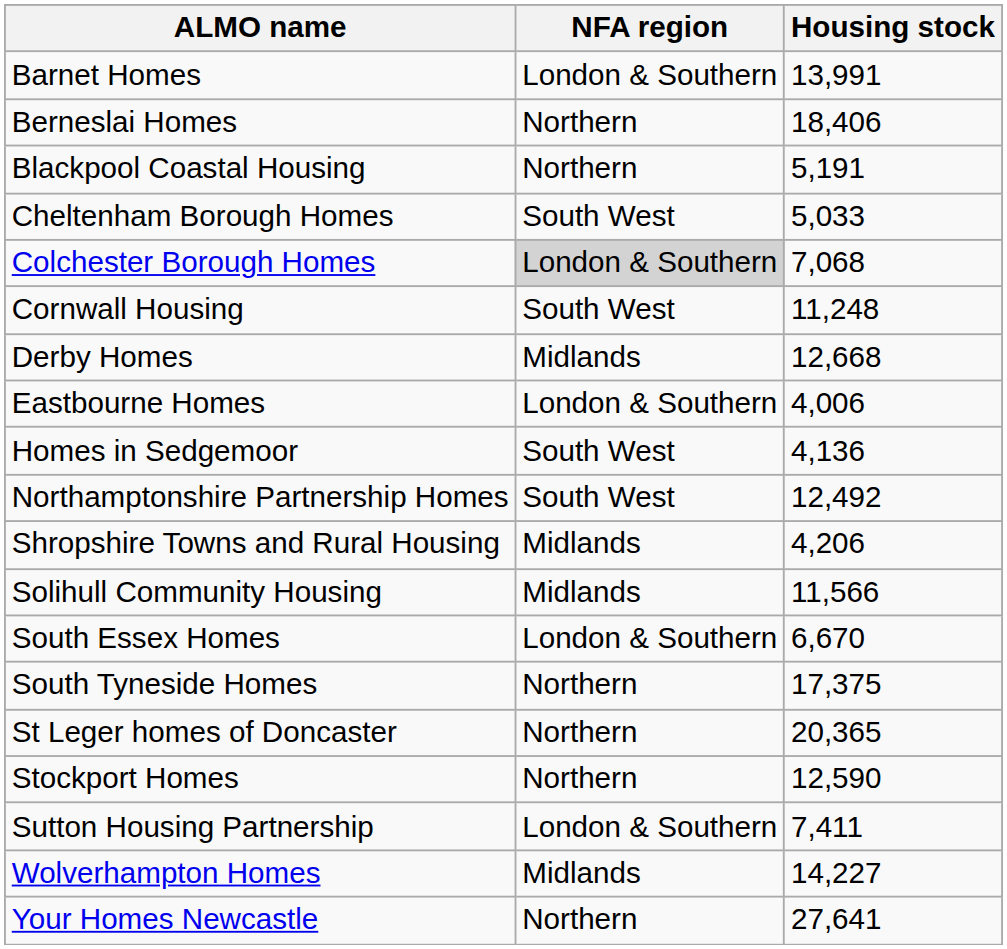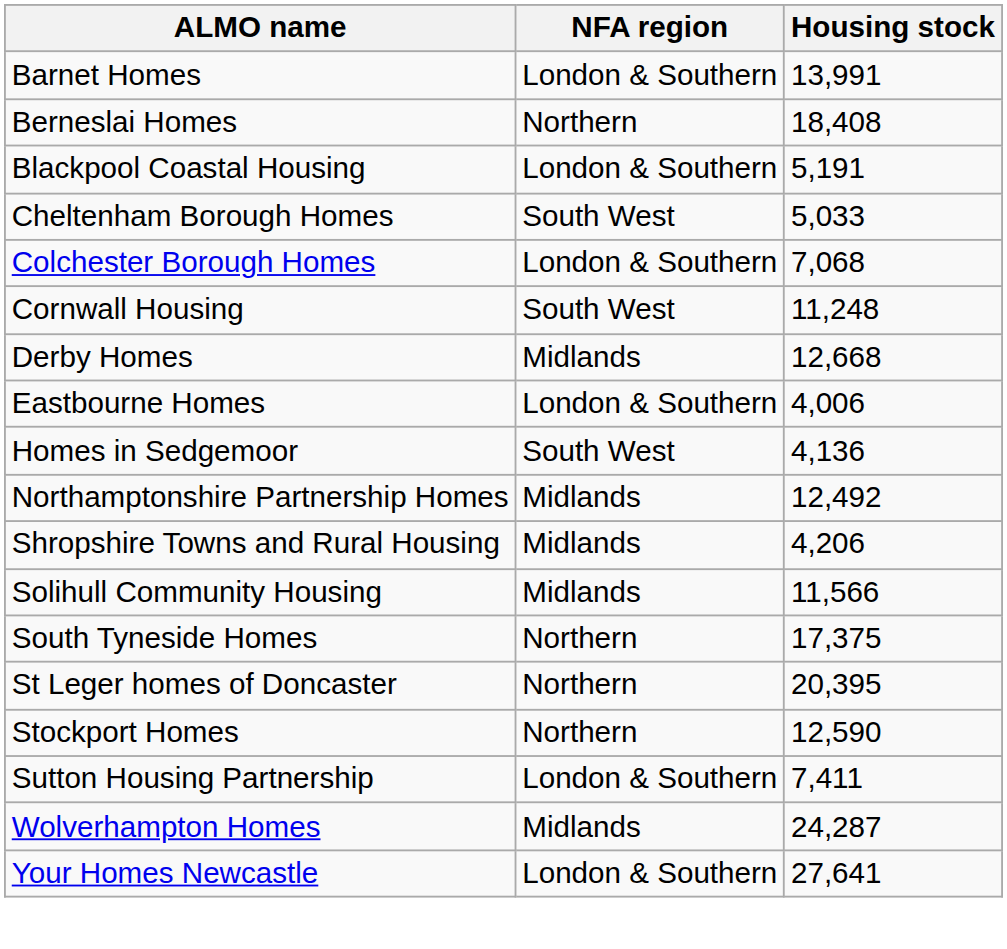(836, 121) 18,406 -> (836, 121) 18,408
(580, 168) Northern -> (650, 168) London & Southern
(650, 262) lightgrey background -> (650, 262) no background
(598, 497) South West -> (581, 497) Midlands
- row: (146, 638)
(836, 732) 20,365 -> (836, 685) 20,395
(836, 872) 14,227 -> (836, 826) 24,287
(580, 919) Northern -> (650, 872) London & Southern
